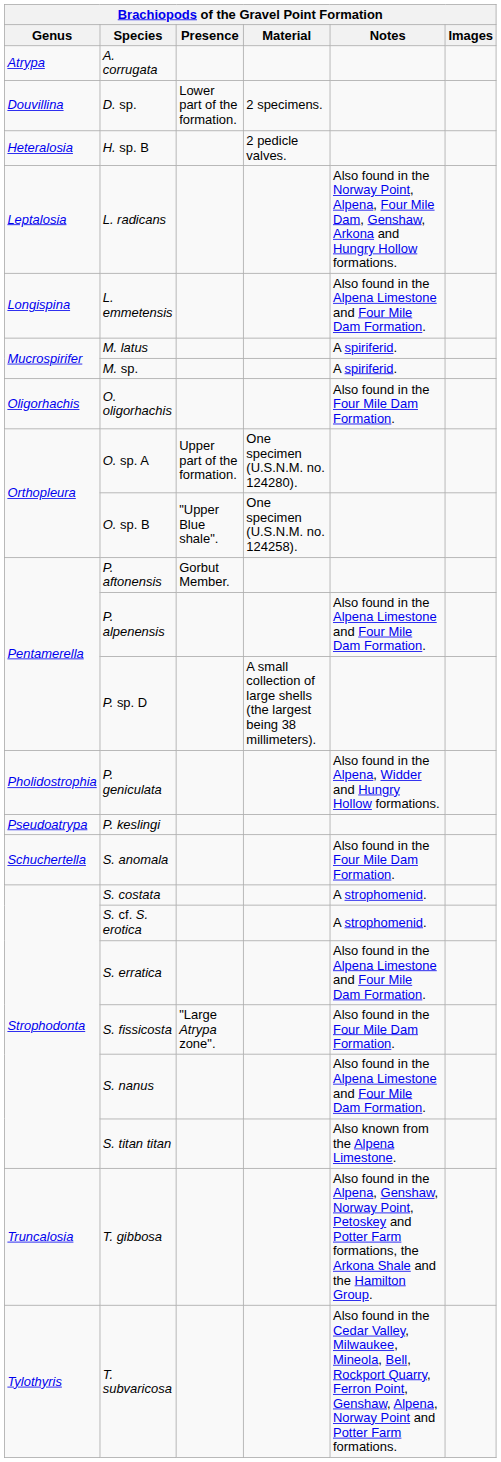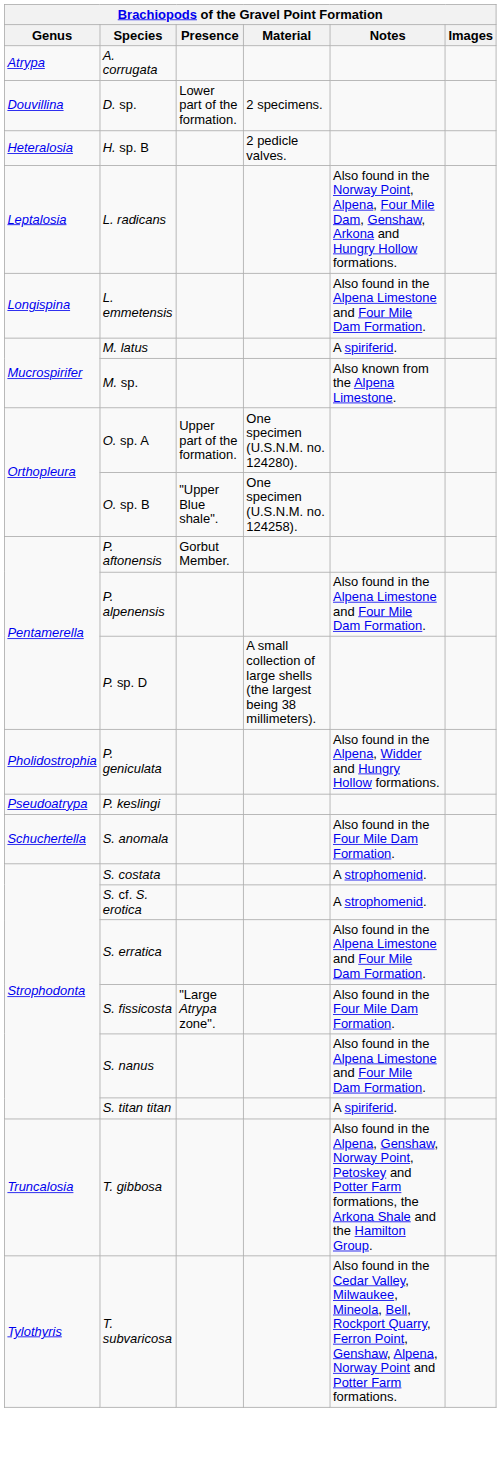(365, 368) A spiriferid. -> (381, 383) Also known from the Alpena Limestone.
- row: (137, 403)
(381, 1143) Also known from the Alpena Limestone. -> (365, 1108) A spiriferid.
